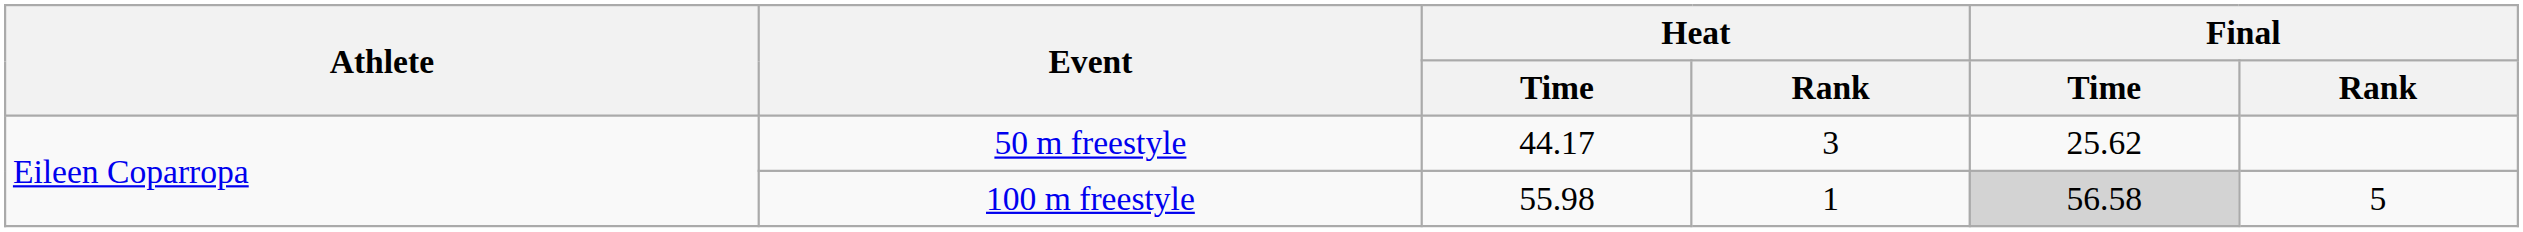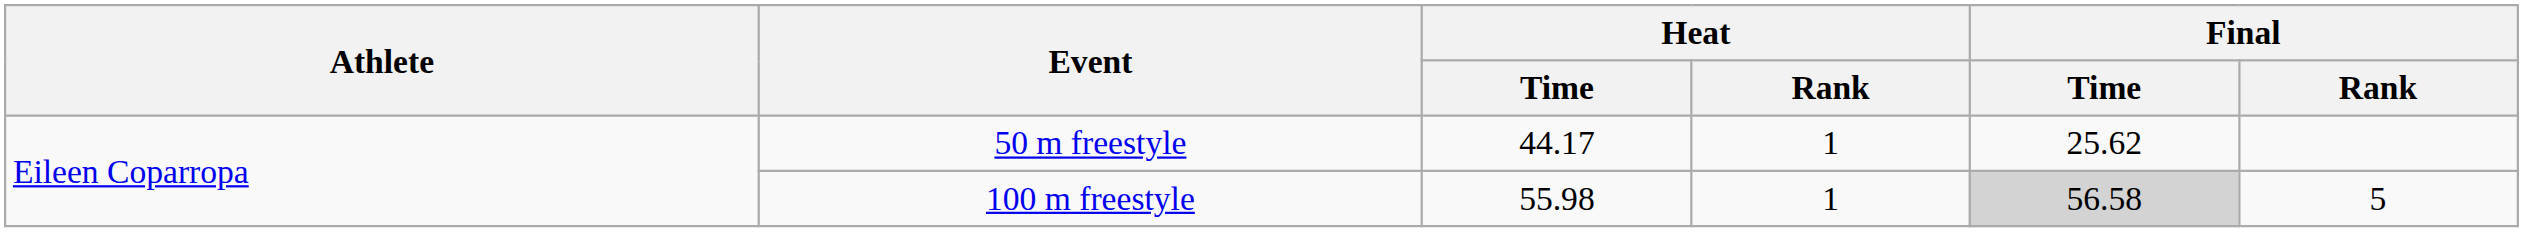(1831, 143) 3 -> (1831, 143) 1
